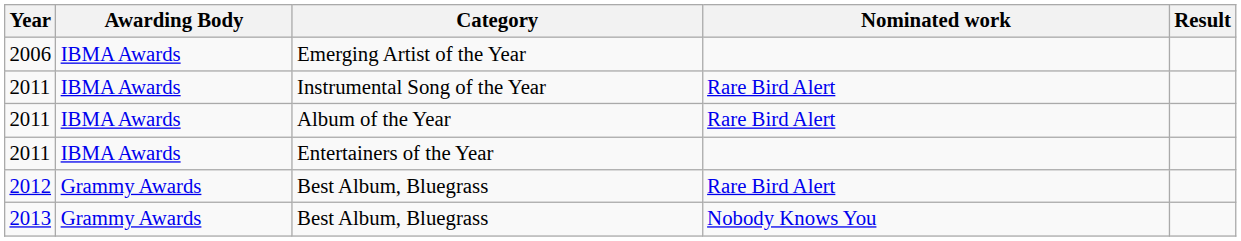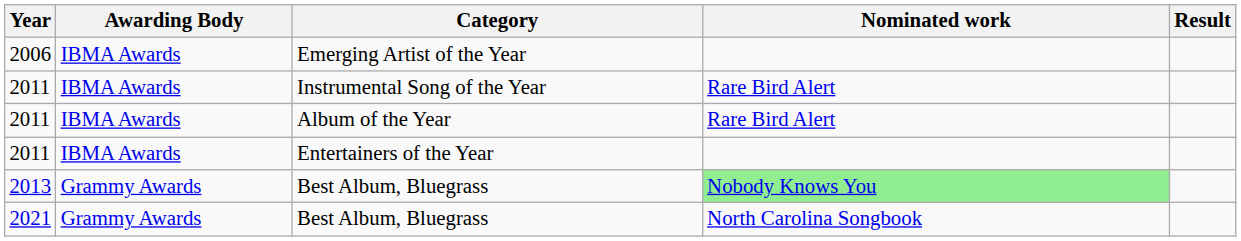- row: (30, 185)
(792, 218) no background -> (792, 185) lightgreen background
+ row: (30, 218)
